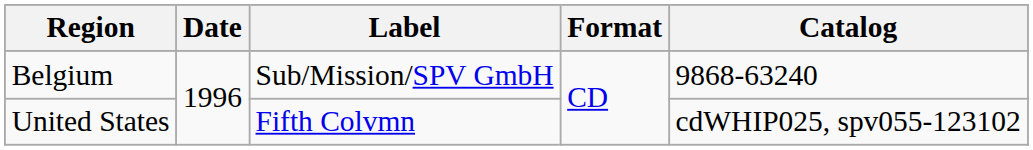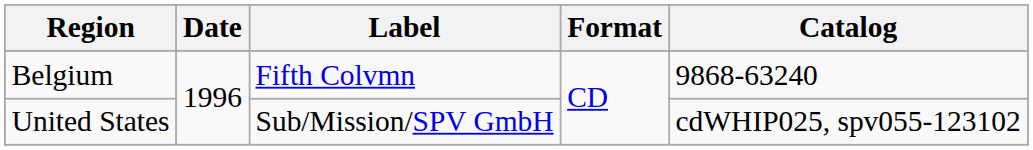(405, 74) Sub/Mission/SPV GmbH -> (335, 74) Fifth Colvmn
(335, 121) Fifth Colvmn -> (405, 121) Sub/Mission/SPV GmbH
